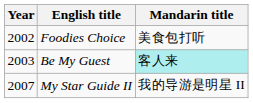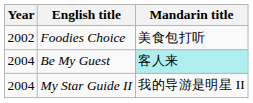(21, 61) 2003 -> (21, 61) 2004
(21, 85) 2007 -> (21, 85) 2004
